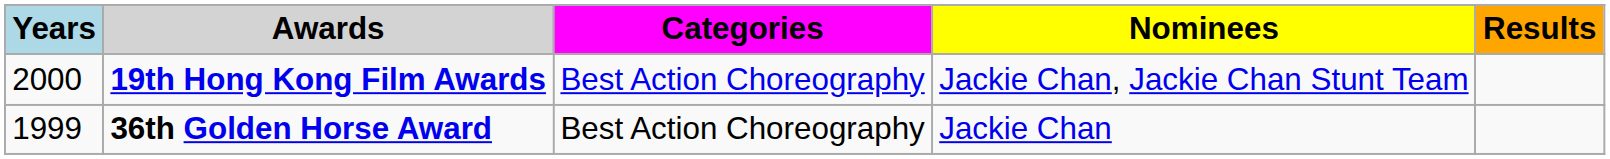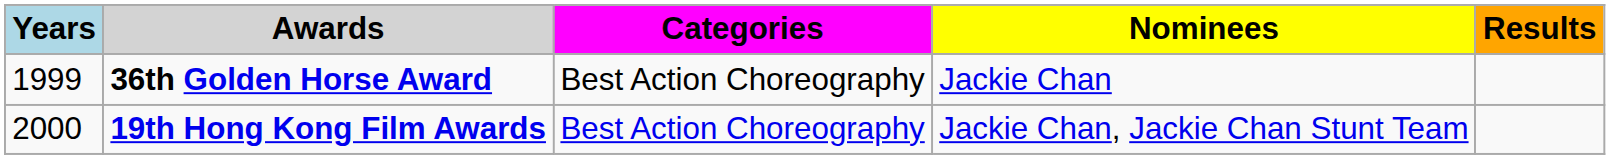rows swapped: (301, 128) <-> (328, 79)
